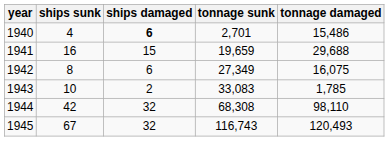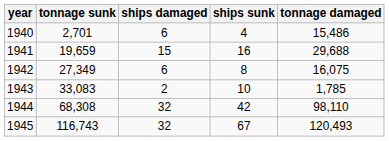columns swapped: (70, 13) <-> (236, 13)
(149, 32) bold -> (164, 32) normal
